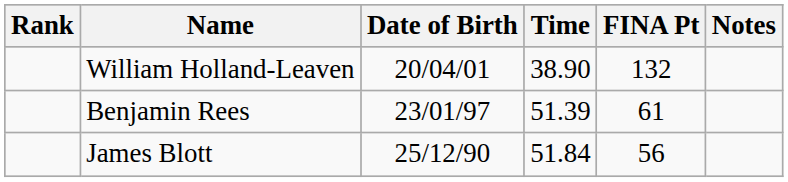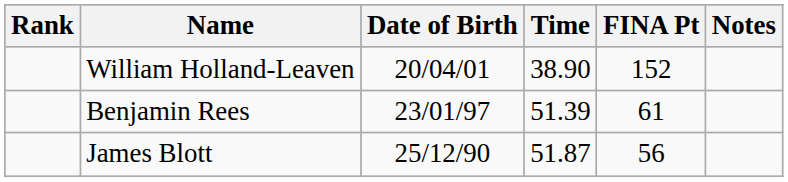(651, 68) 132 -> (651, 68) 152
(560, 153) 51.84 -> (560, 153) 51.87
